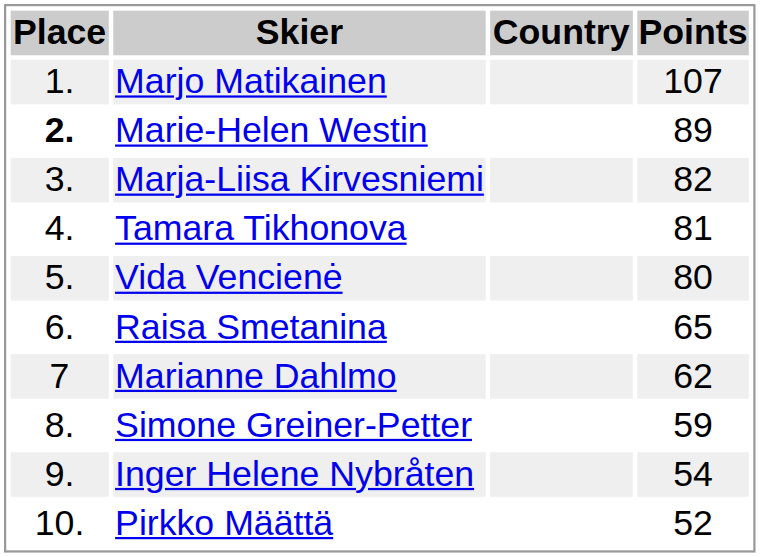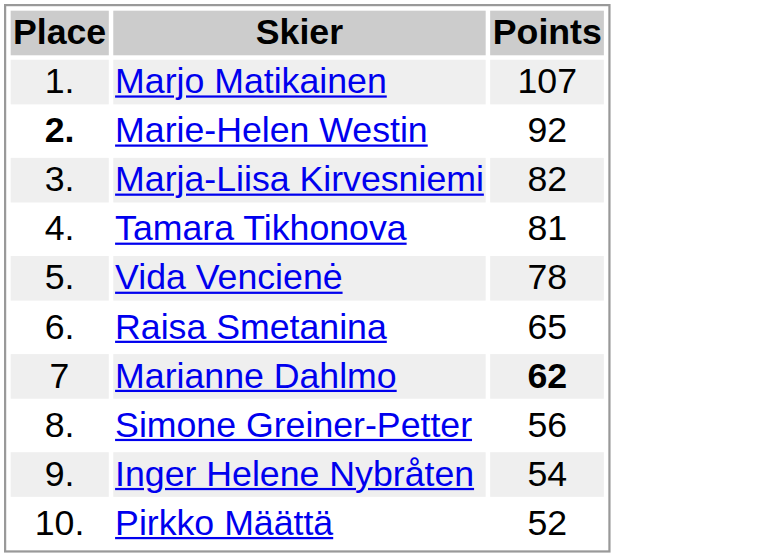- column: (561, 32)
(693, 130) 89 -> (547, 130) 92
(693, 277) 80 -> (547, 277) 78
(693, 375) normal -> (547, 375) bold
(693, 424) 59 -> (547, 424) 56
